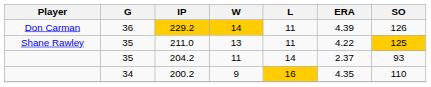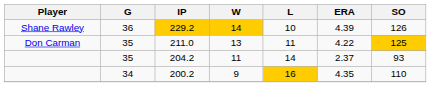(52, 27) Don Carman -> (52, 27) Shane Rawley
(290, 27) 11 -> (290, 27) 10
(52, 43) Shane Rawley -> (52, 43) Don Carman
